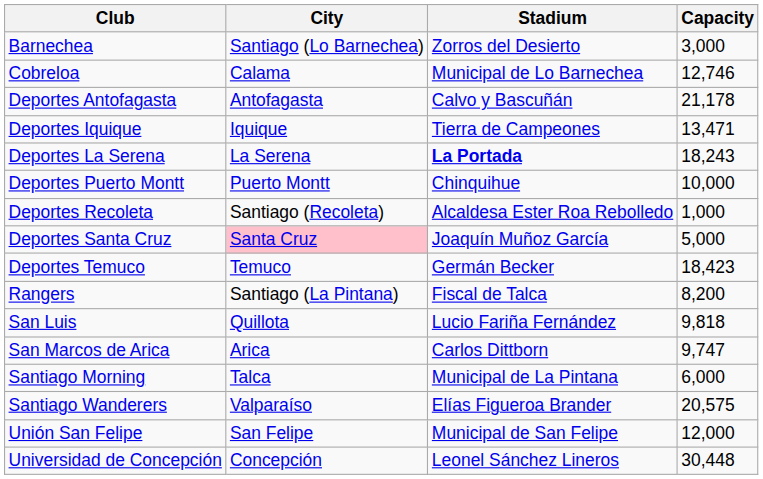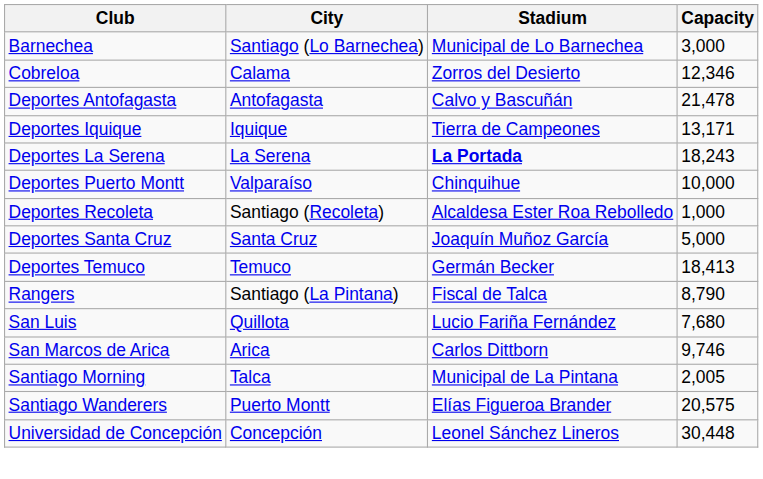(506, 45) Zorros del Desierto -> (538, 45) Municipal de Lo Barnechea
(538, 73) Municipal de Lo Barnechea -> (506, 73) Zorros del Desierto
(708, 73) 12,746 -> (708, 73) 12,346
(708, 101) 21,178 -> (708, 101) 21,478
(708, 128) 13,471 -> (708, 128) 13,171
(280, 184) Puerto Montt -> (271, 184) Valparaíso
(274, 239) pink background -> (274, 239) no background
(708, 267) 18,423 -> (708, 267) 18,413
(703, 294) 8,200 -> (703, 294) 8,790
(703, 322) 9,818 -> (703, 322) 7,680
(703, 350) 9,747 -> (703, 350) 9,746
(703, 377) 6,000 -> (703, 377) 2,005
(271, 405) Valparaíso -> (280, 405) Puerto Montt
- row: (75, 433)
